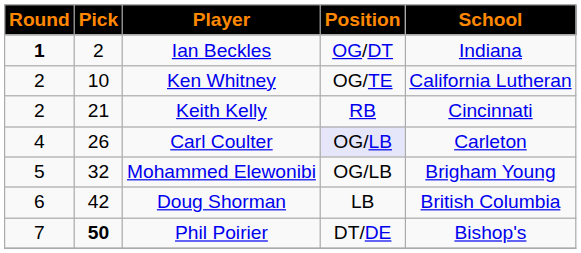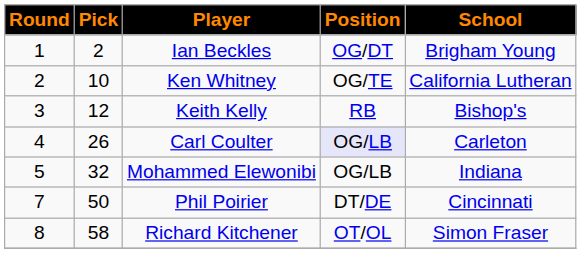(39, 50) bold -> (39, 50) normal
(490, 50) Indiana -> (490, 50) Brigham Young
(39, 111) 2 -> (39, 111) 3
(98, 111) 21 -> (98, 111) 12
(490, 111) Cincinnati -> (490, 111) Bishop's
(490, 171) Brigham Young -> (490, 171) Indiana
- row: (221, 202)
(98, 232) bold -> (98, 202) normal
(490, 232) Bishop's -> (490, 202) Cincinnati
+ row: (221, 232)
